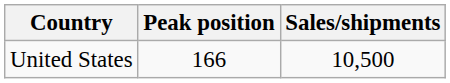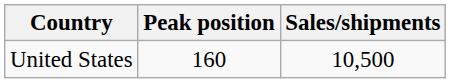(209, 58) 166 -> (209, 58) 160
